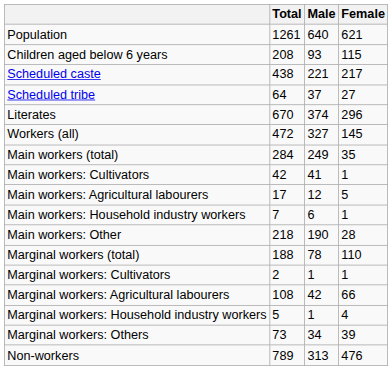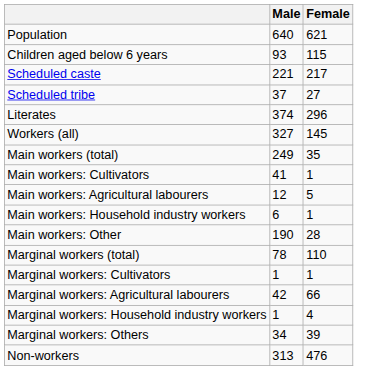- column: (287, 14)
